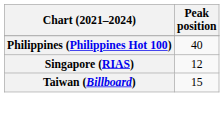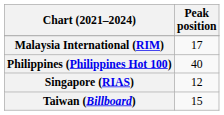+ row: (89, 45)
